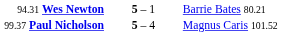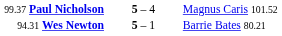rows swapped: (61, 9) <-> (54, 25)
